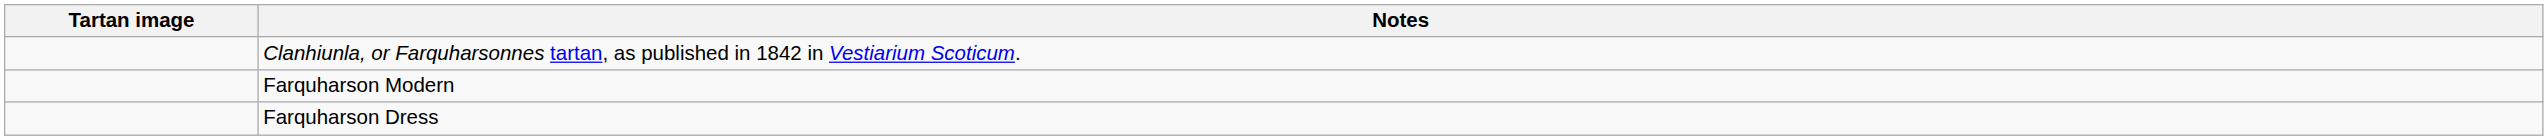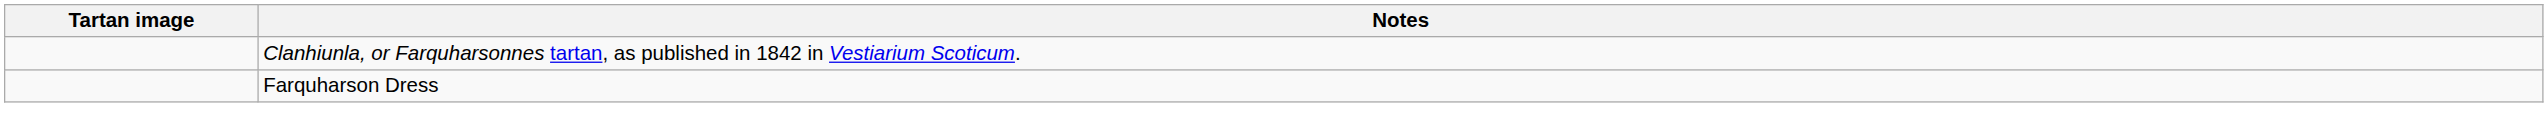- row: (359, 85)
